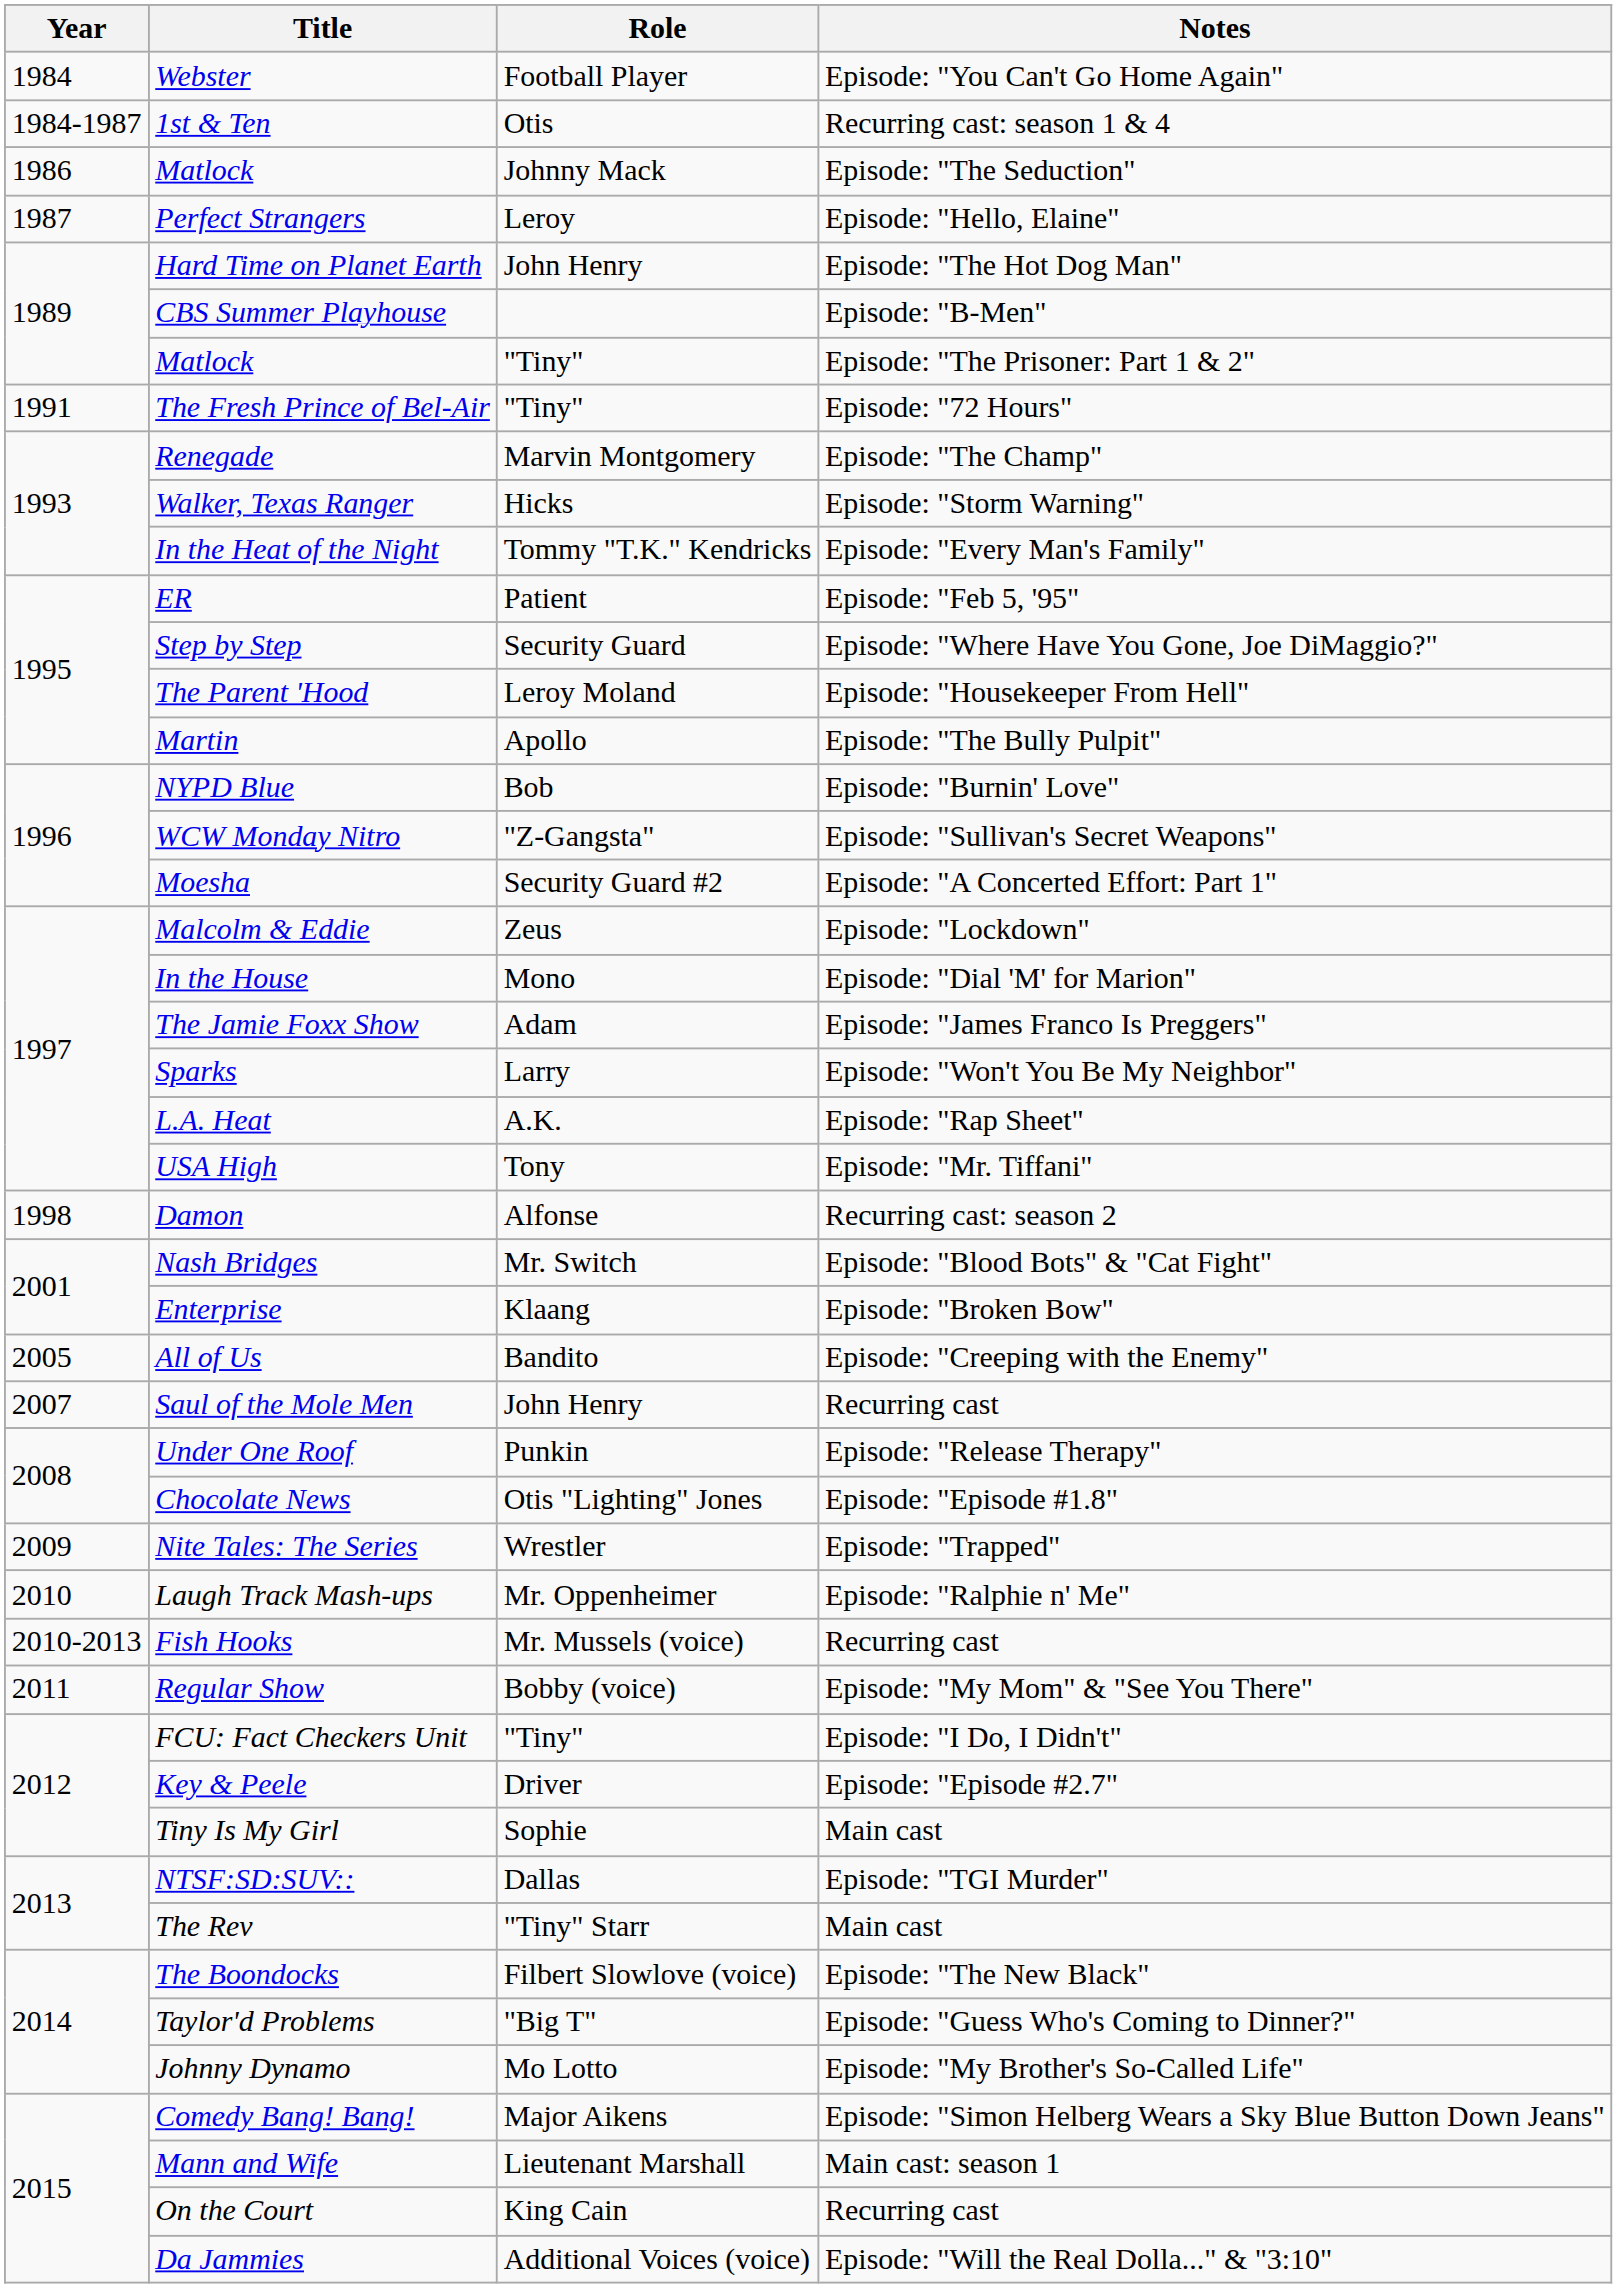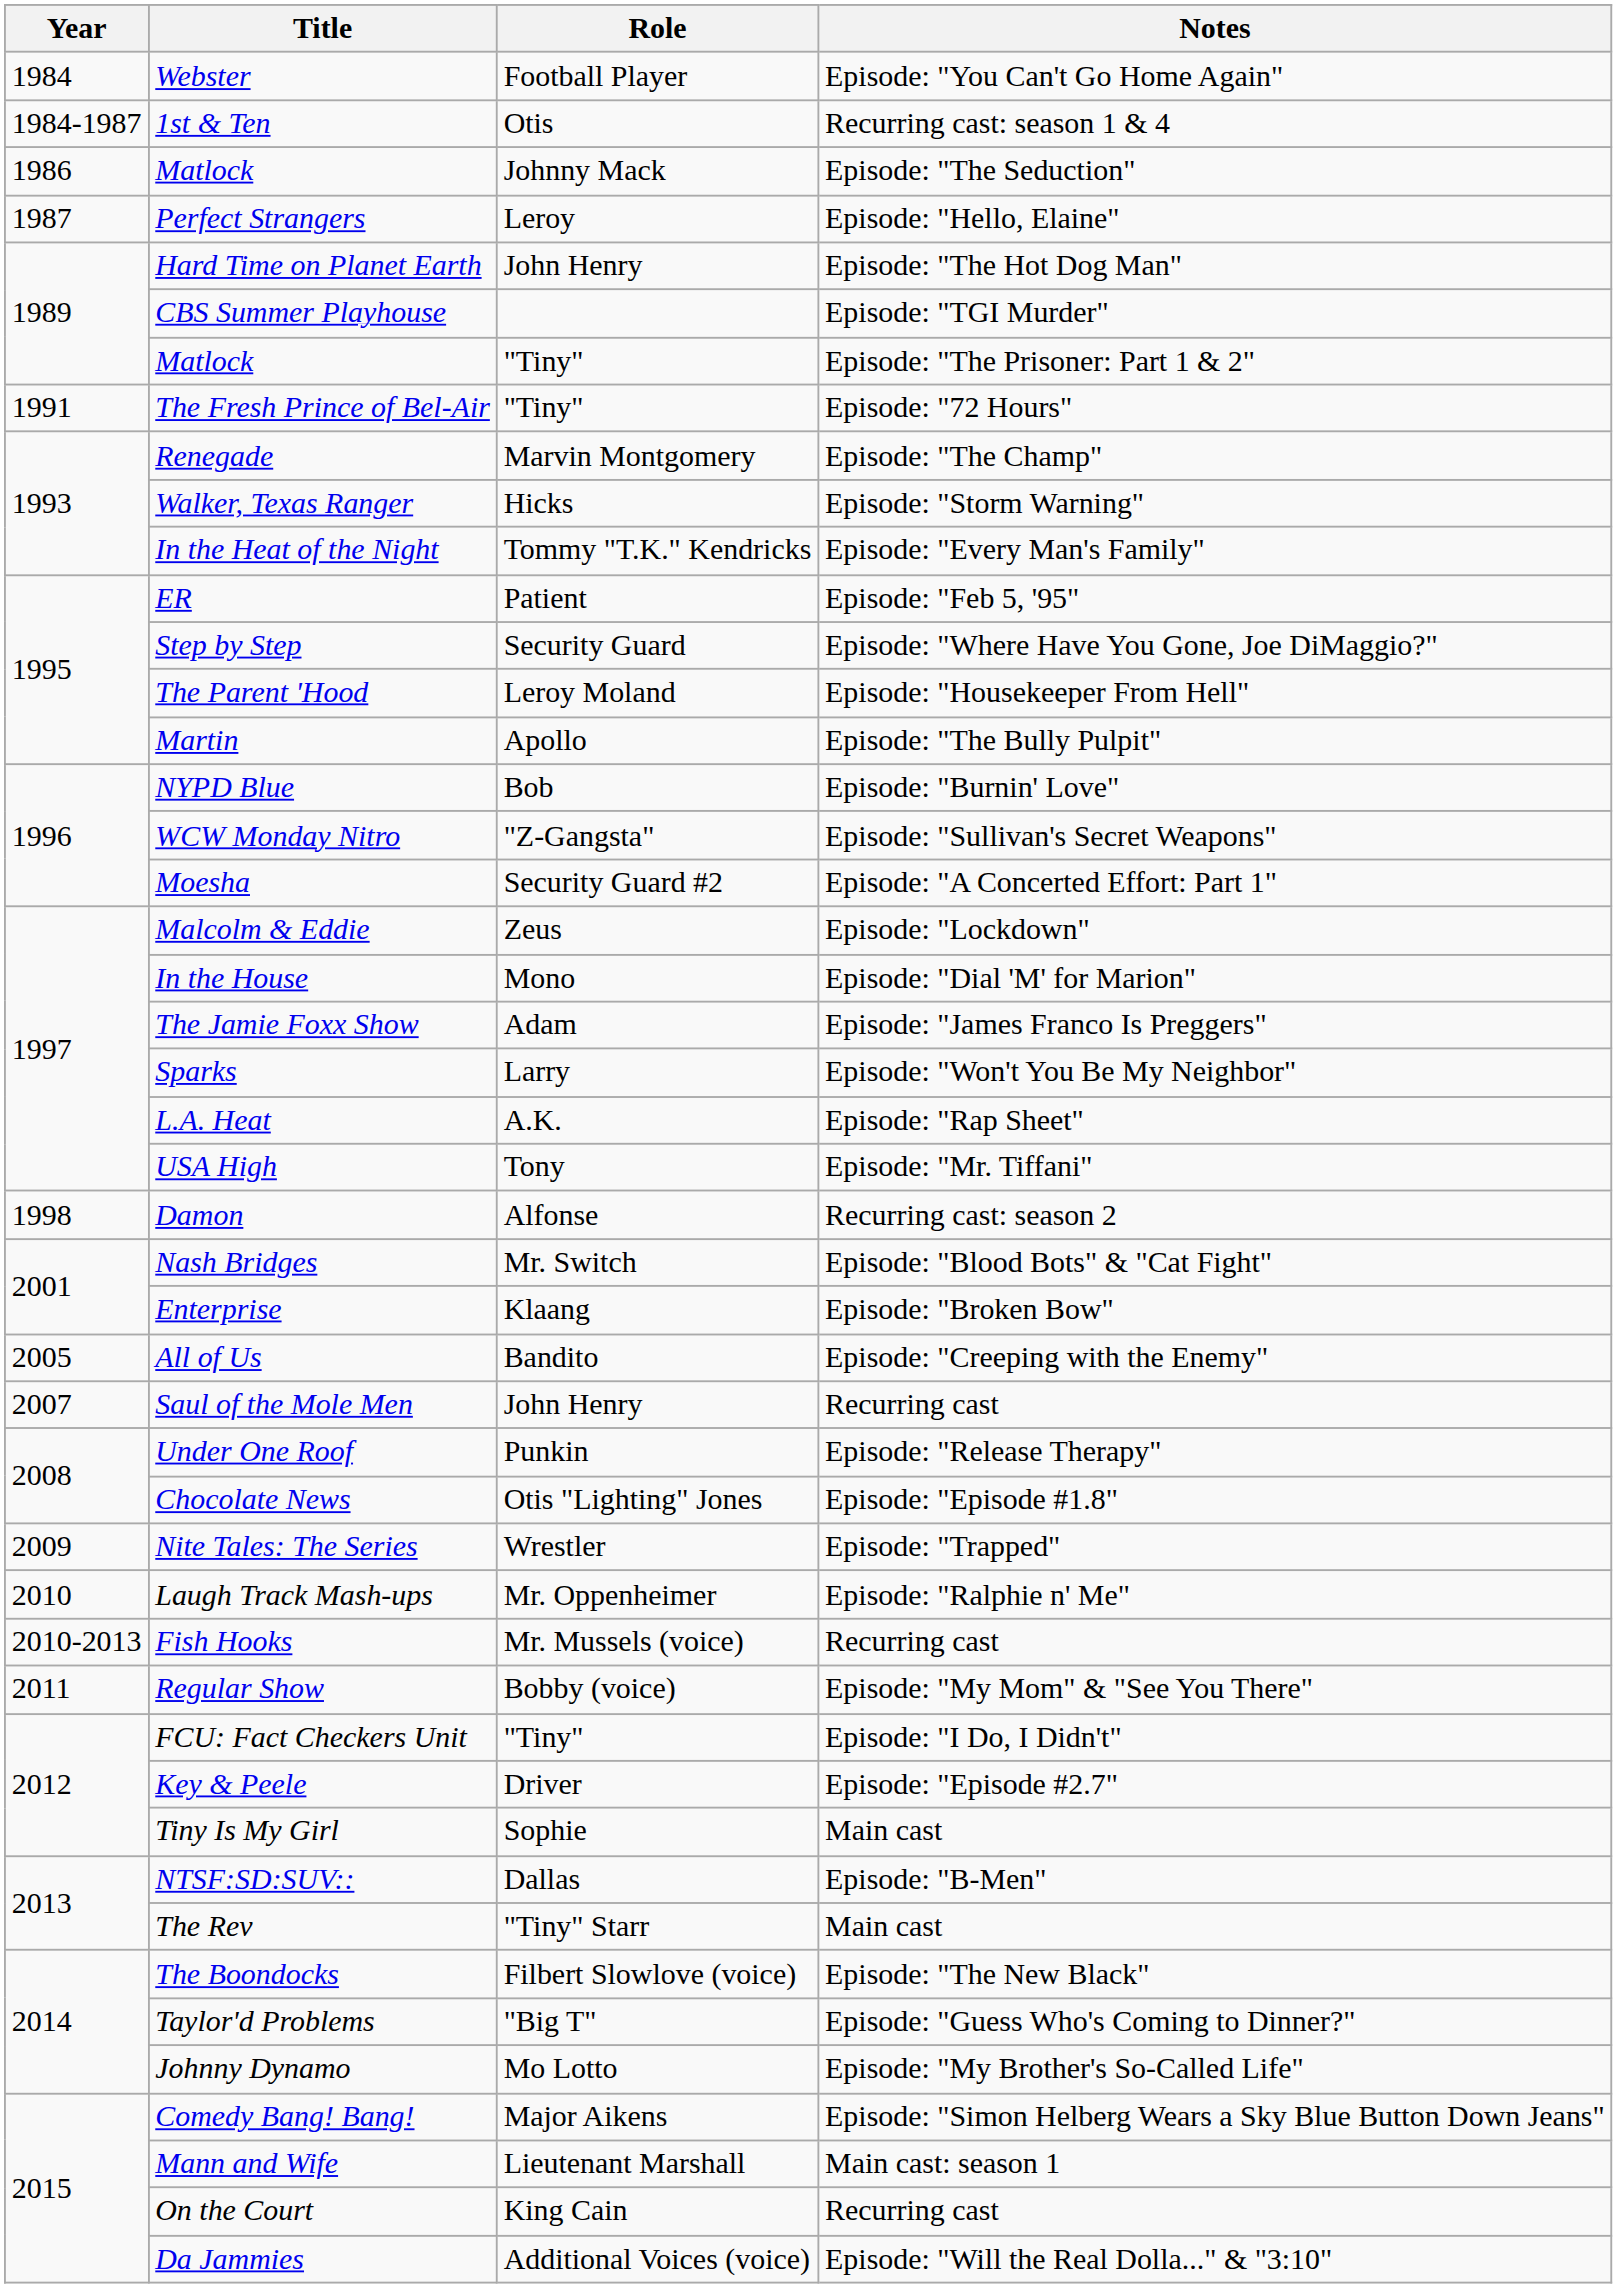(936, 312) Episode: "B-Men" -> (967, 312) Episode: "TGI Murder"
(967, 1878) Episode: "TGI Murder" -> (936, 1878) Episode: "B-Men"
